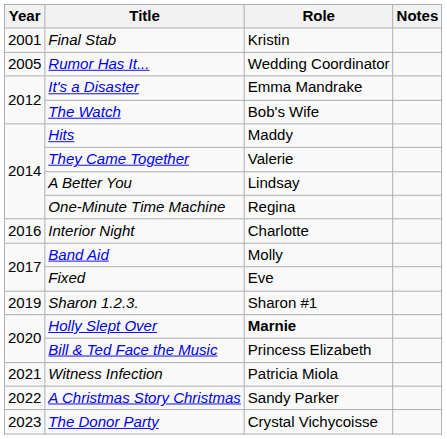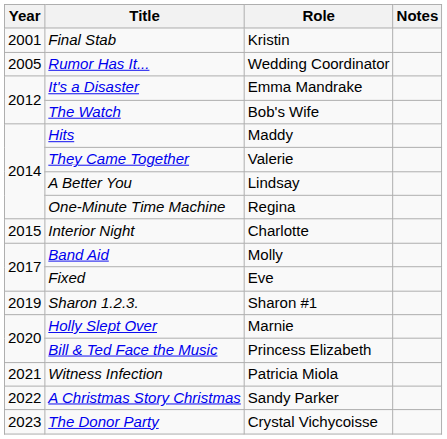(25, 231) 2016 -> (25, 231) 2015
(272, 326) bold -> (271, 326) normal
